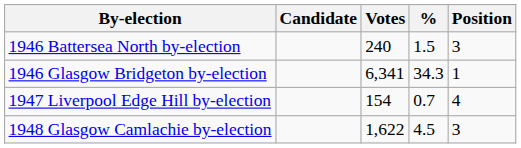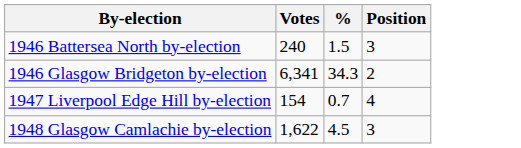- column: (318, 18)
(456, 73) 1 -> (371, 73) 2
